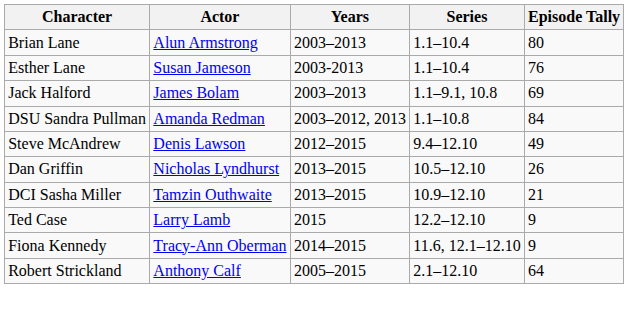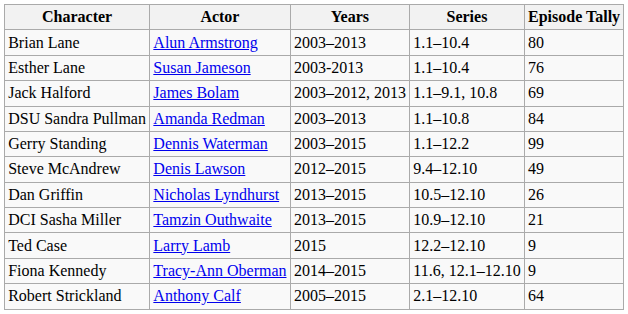(330, 93) 2003–2013 -> (350, 93) 2003–2012, 2013
(350, 118) 2003–2012, 2013 -> (330, 118) 2003–2013
+ row: (57, 144)
